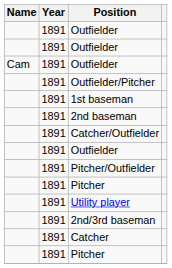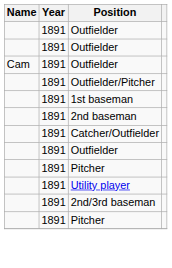- row: (22, 168)
- row: (22, 237)
